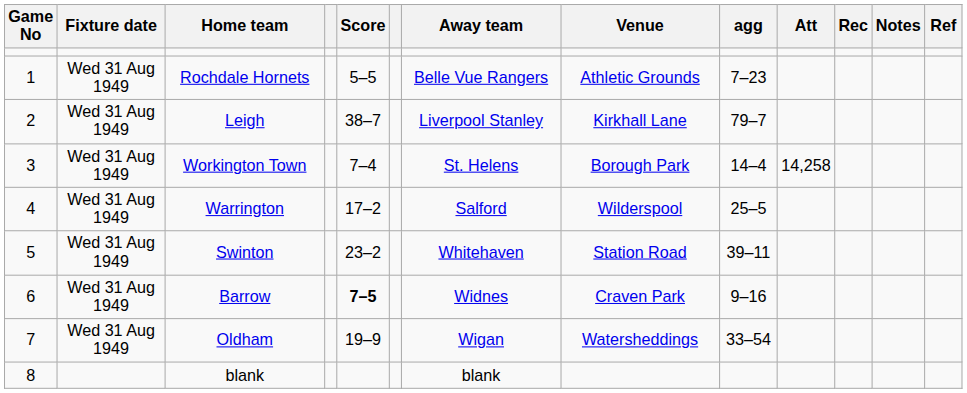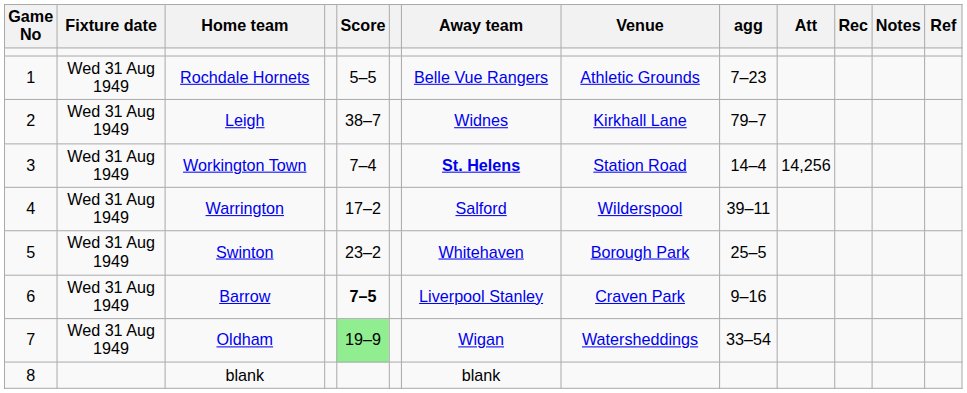(481, 121) Liverpool Stanley -> (481, 121) Widnes
(481, 165) normal -> (481, 165) bold
(640, 165) Borough Park -> (640, 165) Station Road
(806, 165) 14,258 -> (806, 165) 14,256
(748, 209) 25–5 -> (748, 209) 39–11
(640, 252) Station Road -> (640, 252) Borough Park
(748, 252) 39–11 -> (748, 252) 25–5
(481, 296) Widnes -> (481, 296) Liverpool Stanley
(363, 340) no background -> (363, 340) lightgreen background
